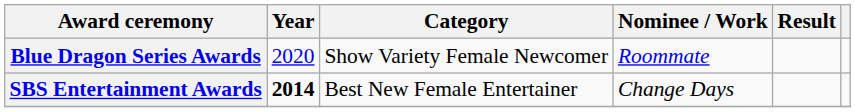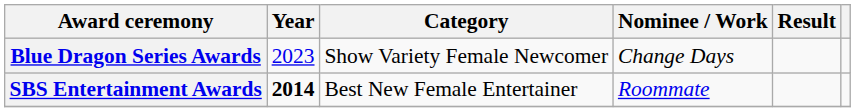(293, 55) 2020 -> (293, 55) 2023
(664, 55) Roommate -> (676, 55) Change Days
(676, 89) Change Days -> (664, 89) Roommate
